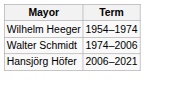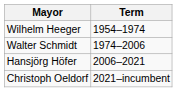+ row: (47, 78)
